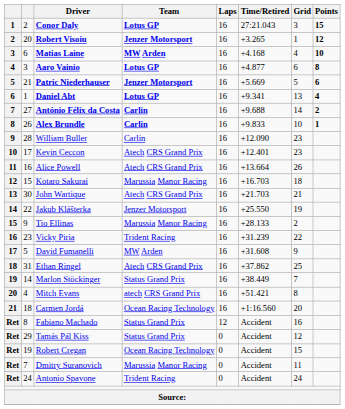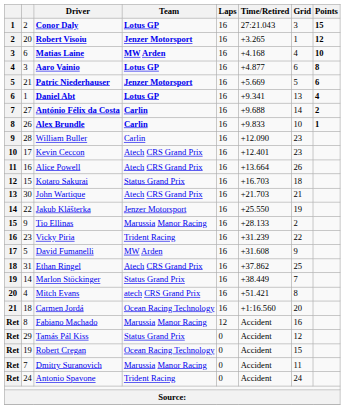(165, 180) Marussia Manor Racing -> (154, 180) Status Grand Prix
(154, 322) Status Grand Prix -> (165, 322) Marussia Manor Racing
